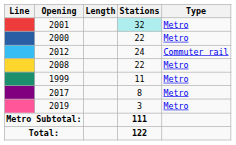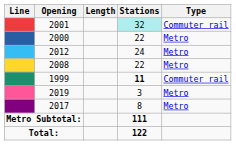(176, 25) Metro -> (196, 25) Commuter rail
(196, 52) Commuter rail -> (176, 52) Metro
(139, 79) normal -> (139, 79) bold
(176, 79) Metro -> (196, 79) Commuter rail
rows swapped: (59, 106) <-> (59, 92)
